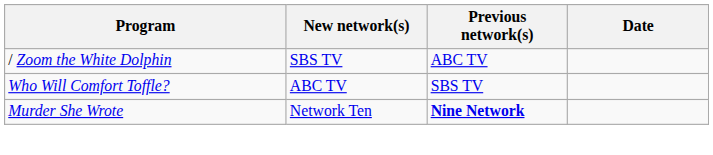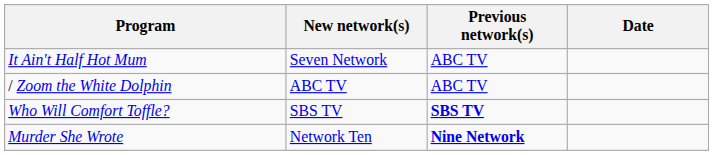+ row: (77, 60)
(316, 60) SBS TV -> (318, 86) ABC TV
(318, 86) ABC TV -> (316, 111) SBS TV
(457, 86) normal -> (457, 111) bold
